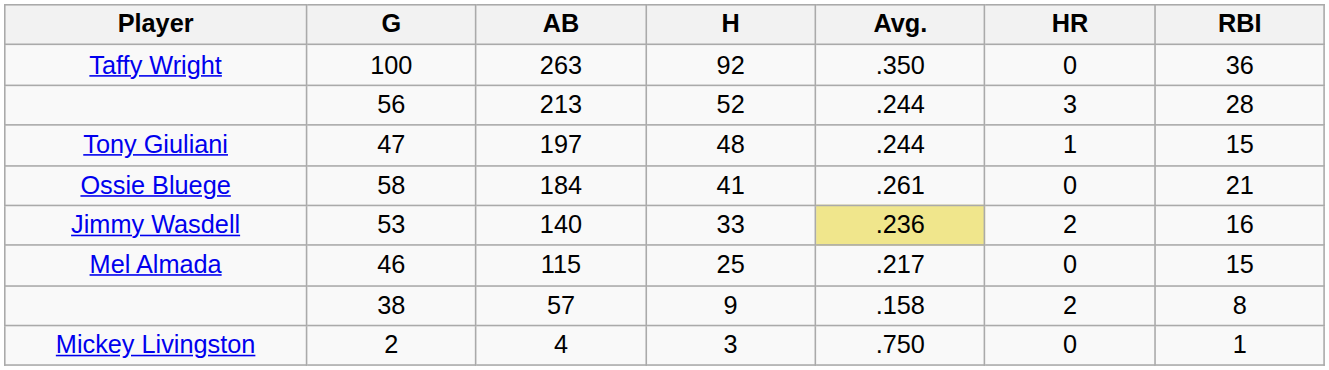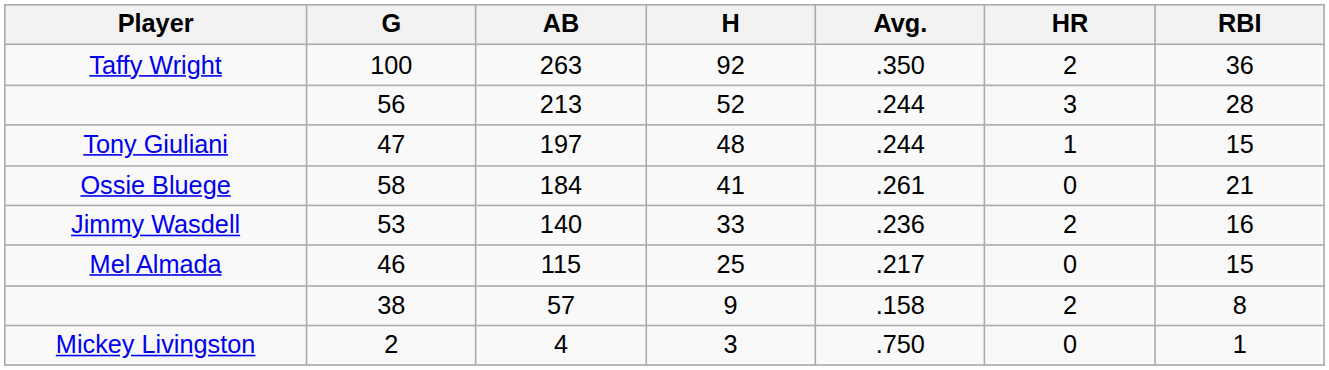(1070, 64) 0 -> (1070, 64) 2
(900, 225) khaki background -> (900, 225) no background
